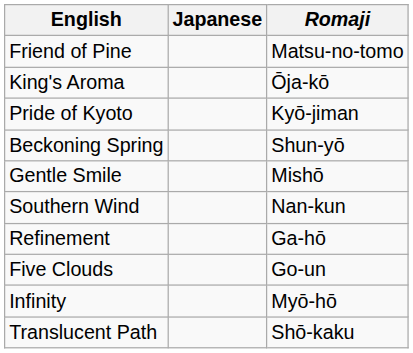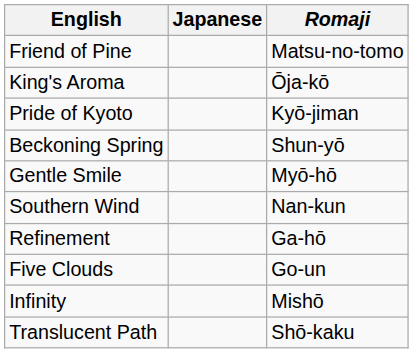(298, 176) Mishō -> (304, 176) Myō-hō
(304, 301) Myō-hō -> (298, 301) Mishō
